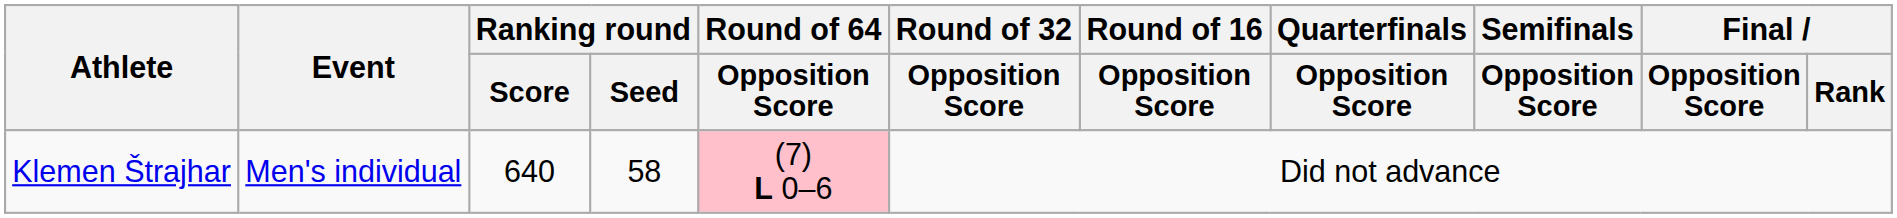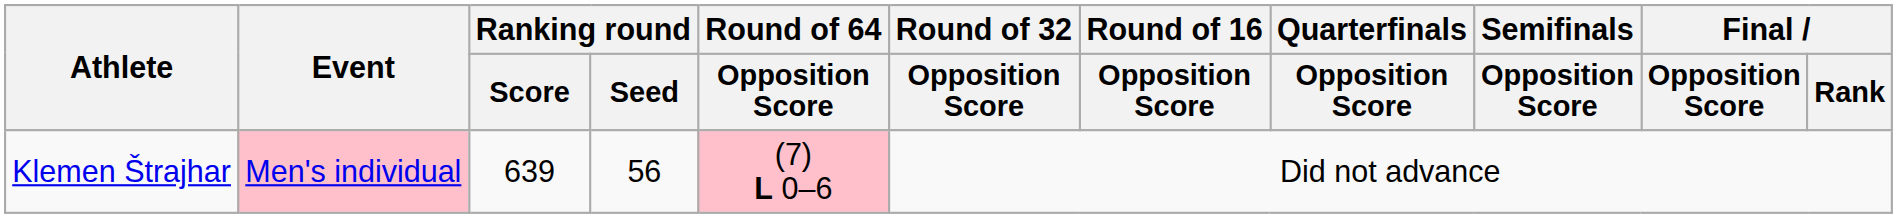(353, 172) no background -> (353, 172) pink background
(530, 172) 640 -> (530, 172) 639
(644, 172) 58 -> (644, 172) 56
